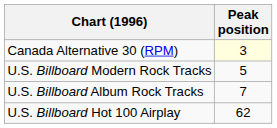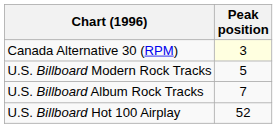(243, 112) 62 -> (243, 112) 52
